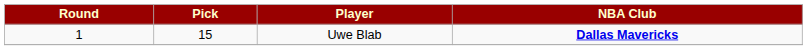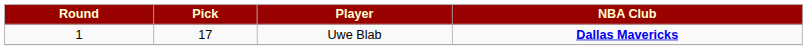(205, 34) 15 -> (205, 34) 17
